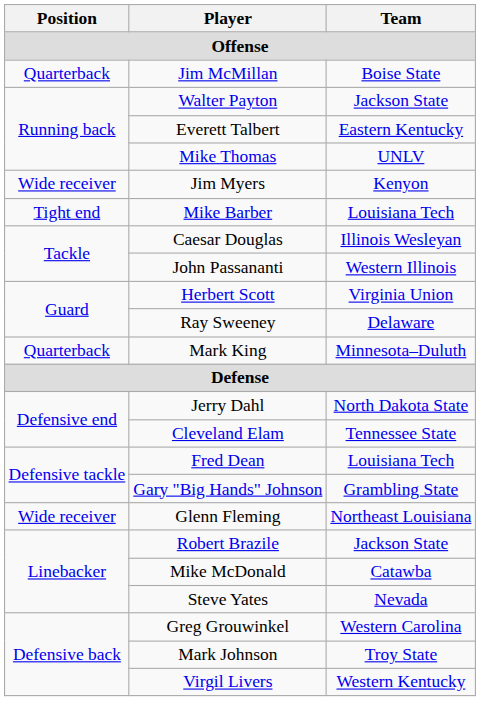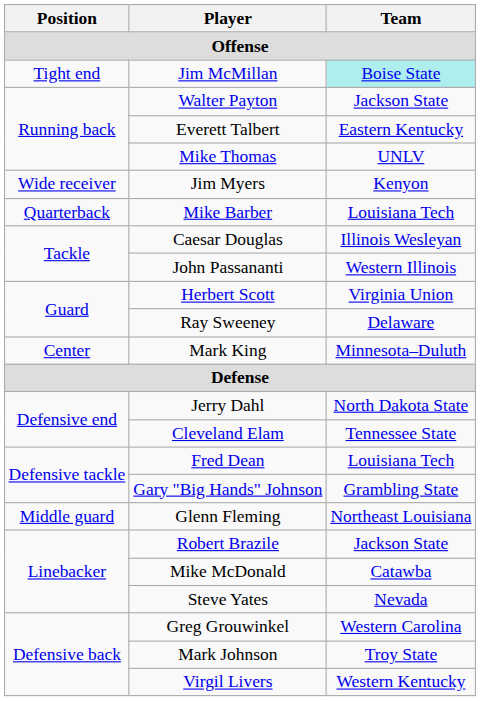(67, 73) Quarterback -> (67, 73) Tight end
(401, 73) no background -> (401, 73) paleturquoise background
(67, 211) Tight end -> (67, 211) Quarterback
(67, 350) Quarterback -> (67, 350) Center
(67, 516) Wide receiver -> (67, 516) Middle guard
